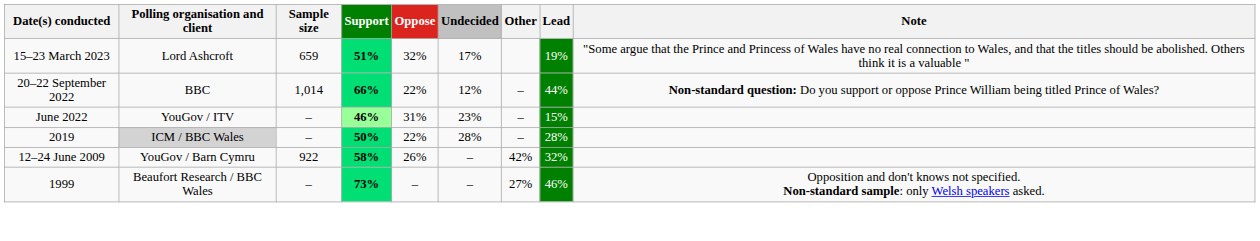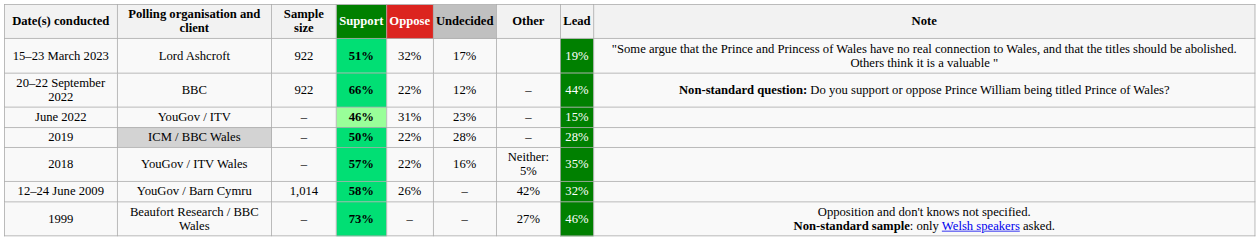(309, 55) 659 -> (304, 55) 922
(309, 90) 1,014 -> (304, 90) 922
+ row: (61, 164)
(309, 157) 922 -> (304, 191) 1,014
